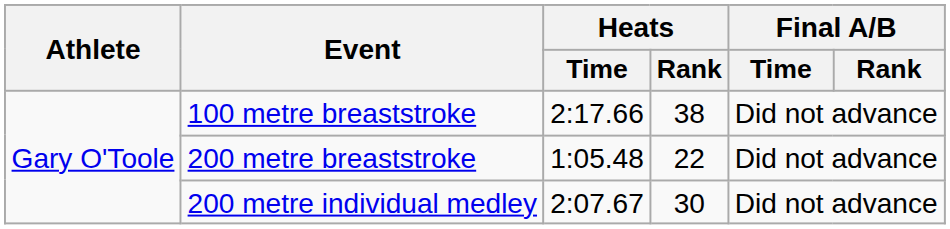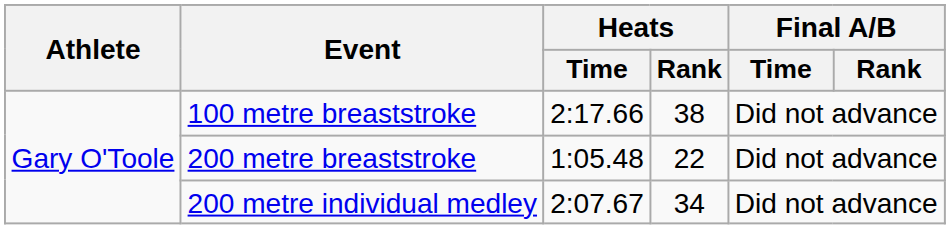(689, 202) 30 -> (689, 202) 34
